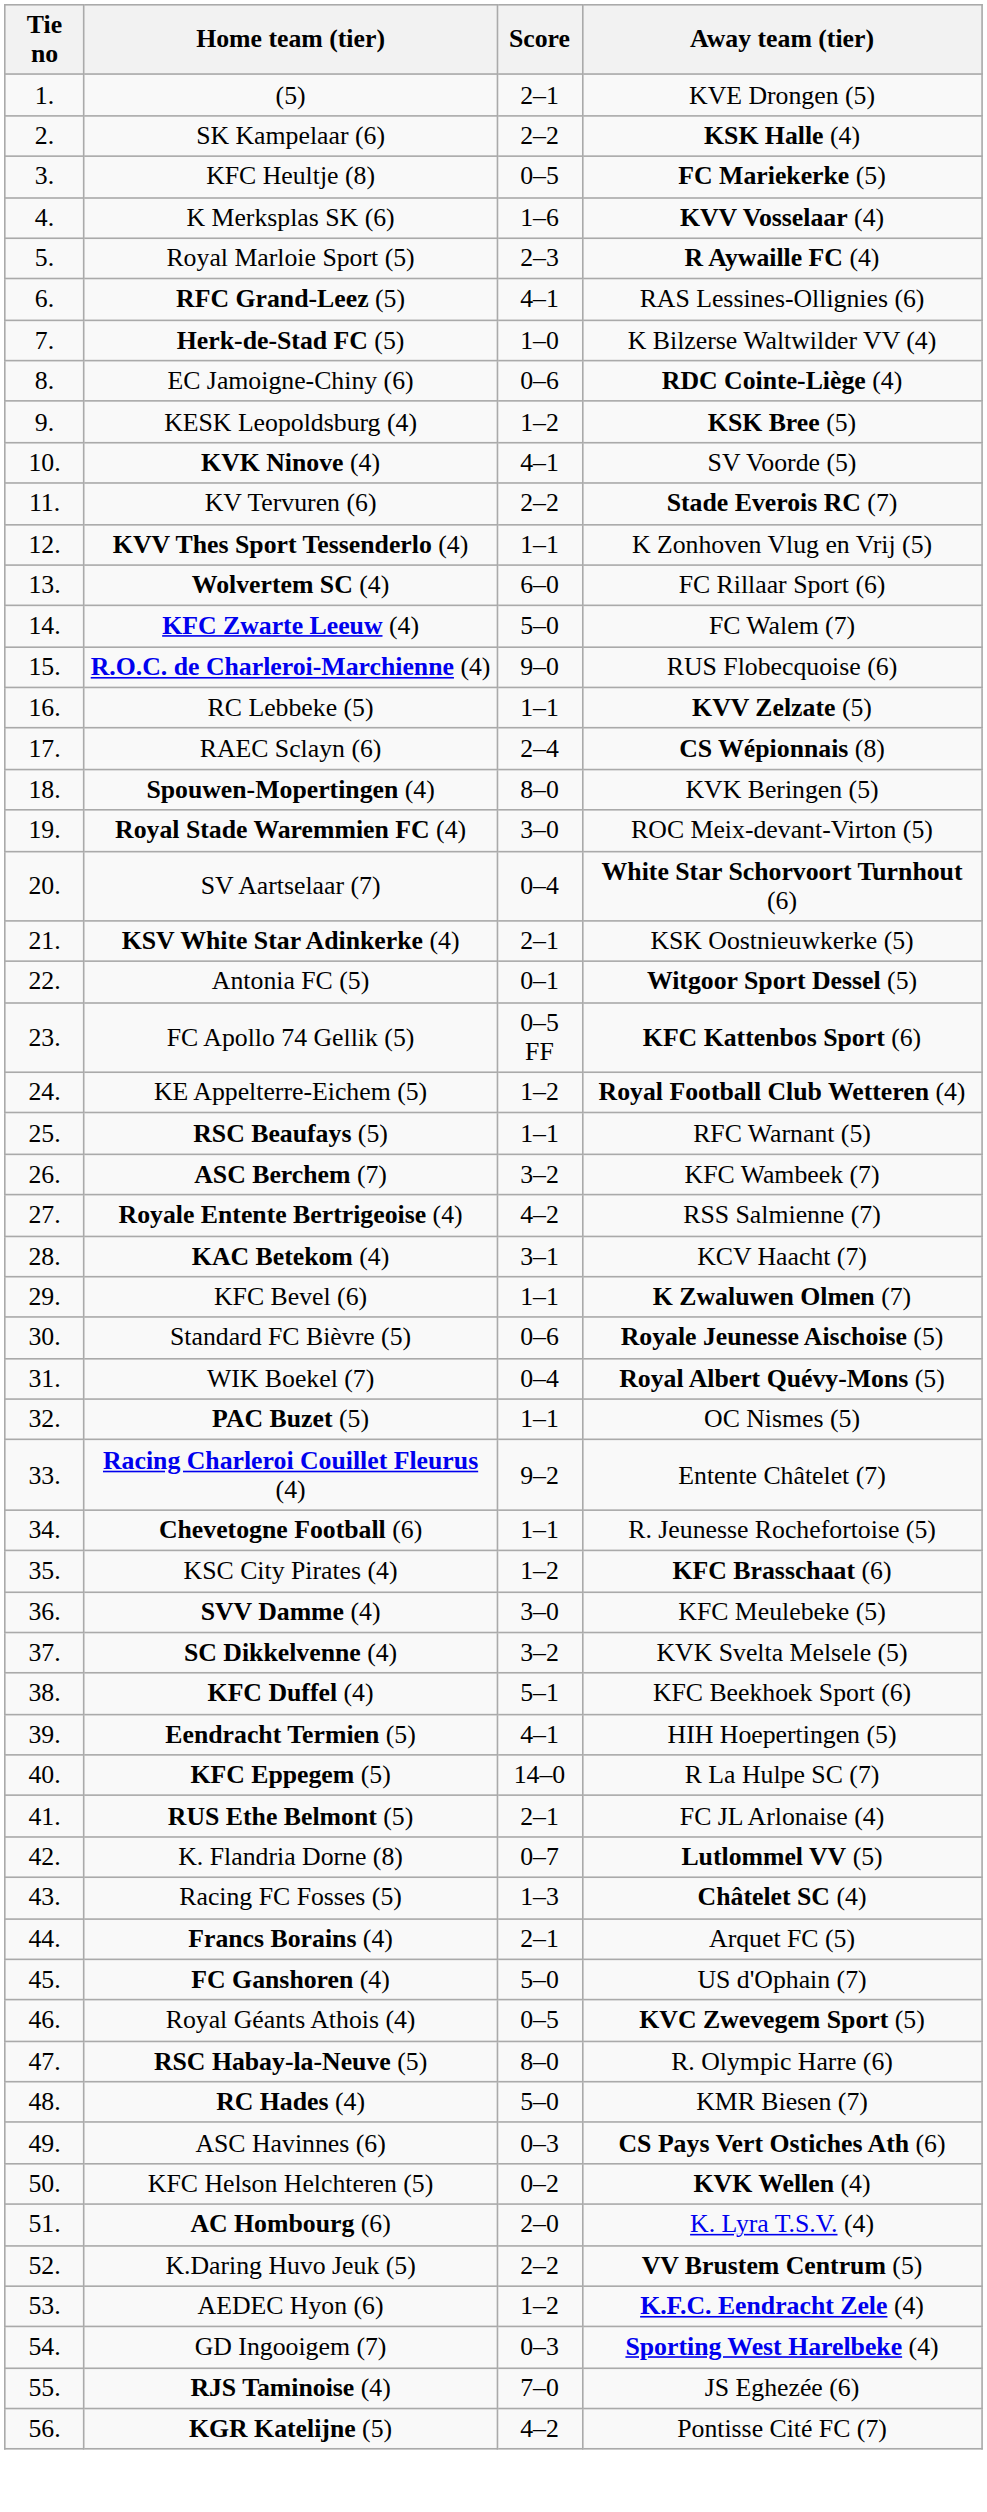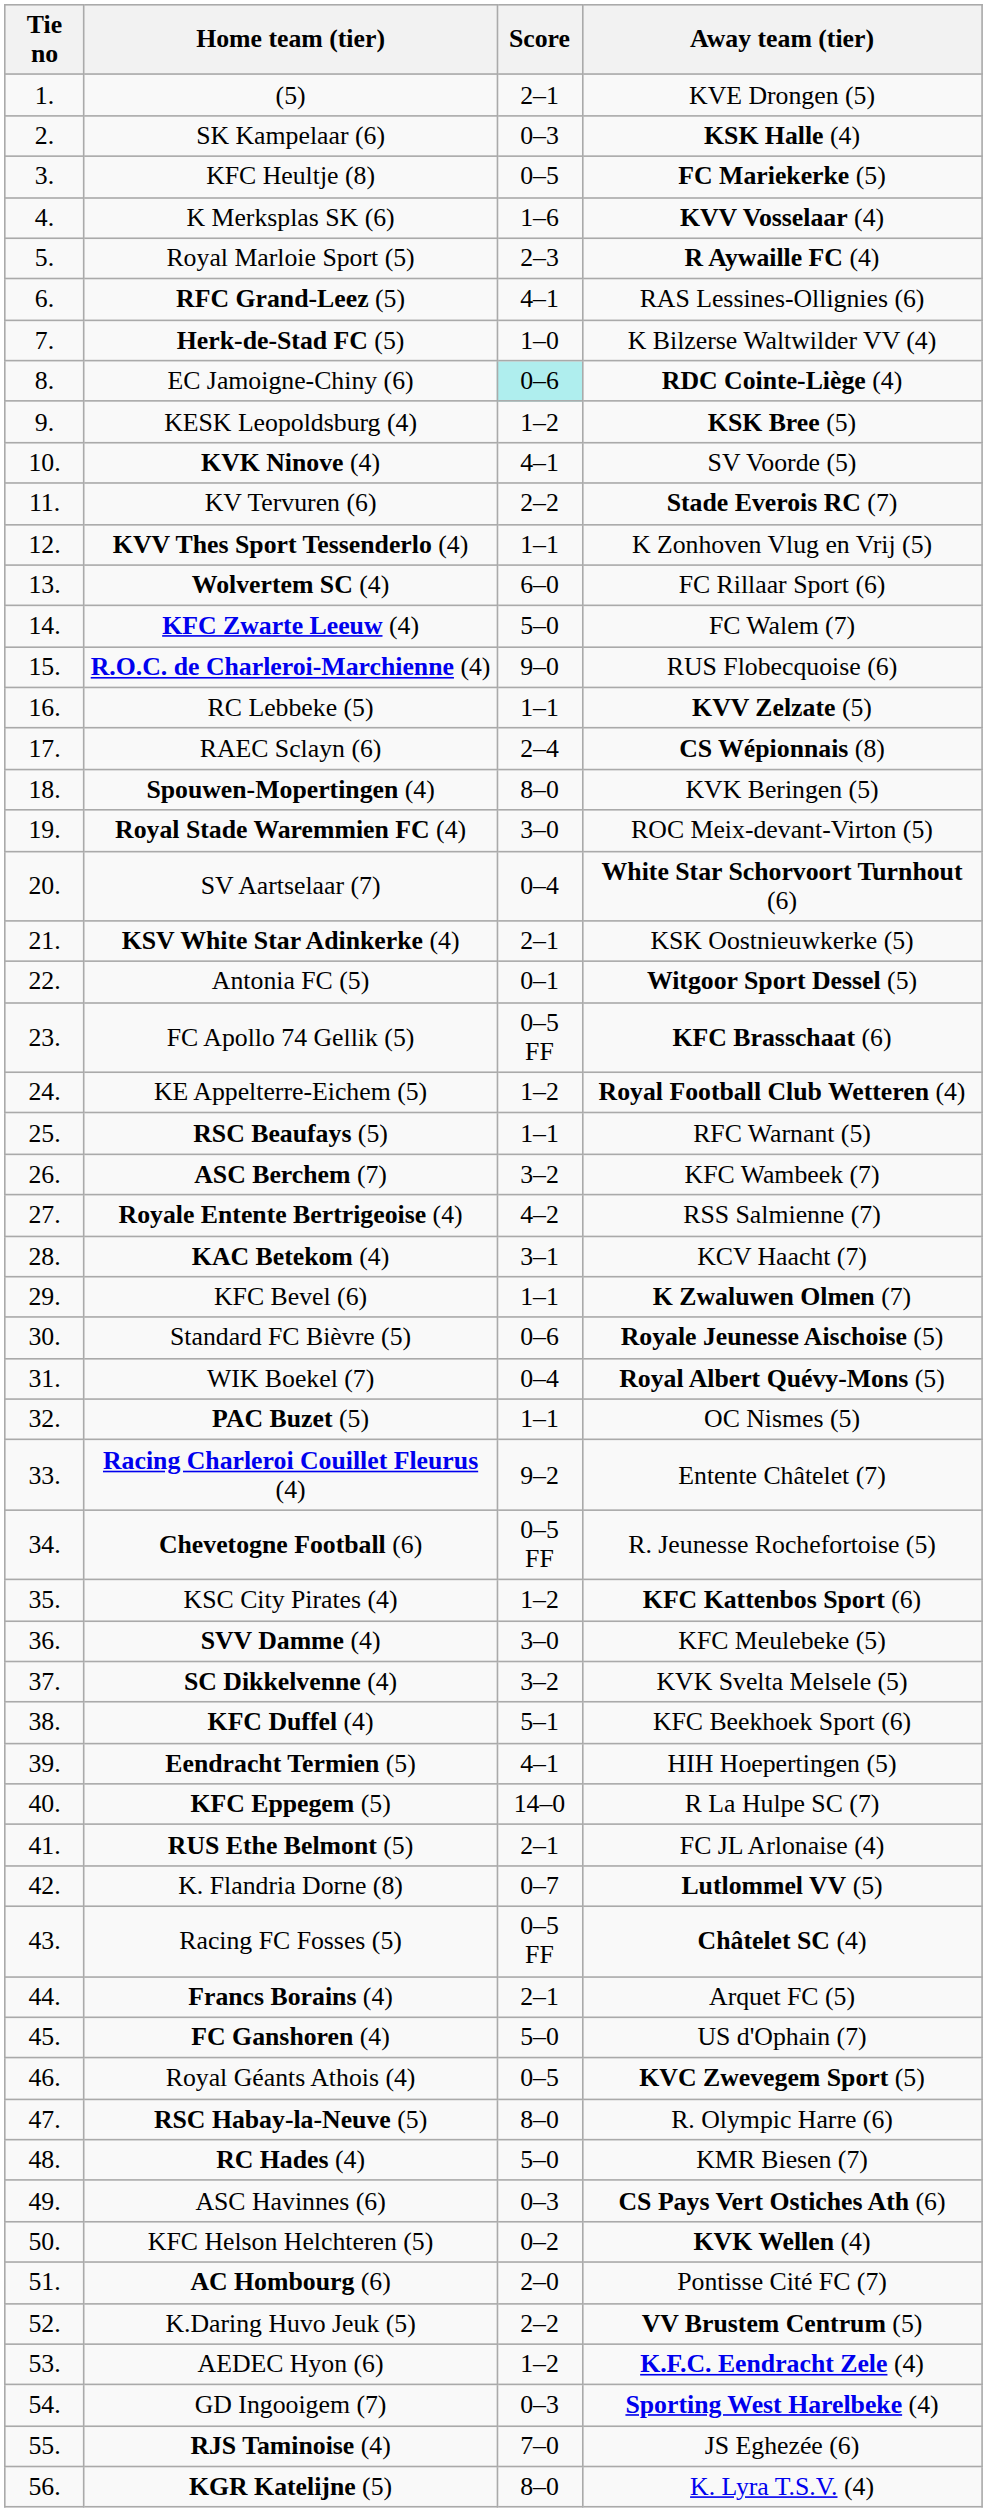(539, 135) 2–2 -> (539, 135) 0–3
(539, 380) no background -> (539, 380) paleturquoise background
(782, 1037) KFC Kattenbos Sport (6) -> (782, 1037) KFC Brasschaat (6)
(539, 1529) 1–1 -> (539, 1544) 0–5 FF
(782, 1570) KFC Brasschaat (6) -> (782, 1599) KFC Kattenbos Sport (6)
(539, 1897) 1–3 -> (539, 1941) 0–5 FF
(782, 2224) K. Lyra T.S.V. (4) -> (782, 2282) Pontisse Cité FC (7)
(539, 2428) 4–2 -> (539, 2486) 8–0
(782, 2428) Pontisse Cité FC (7) -> (782, 2486) K. Lyra T.S.V. (4)
